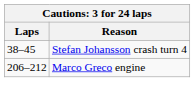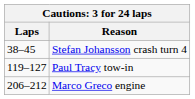+ row: (93, 67)
